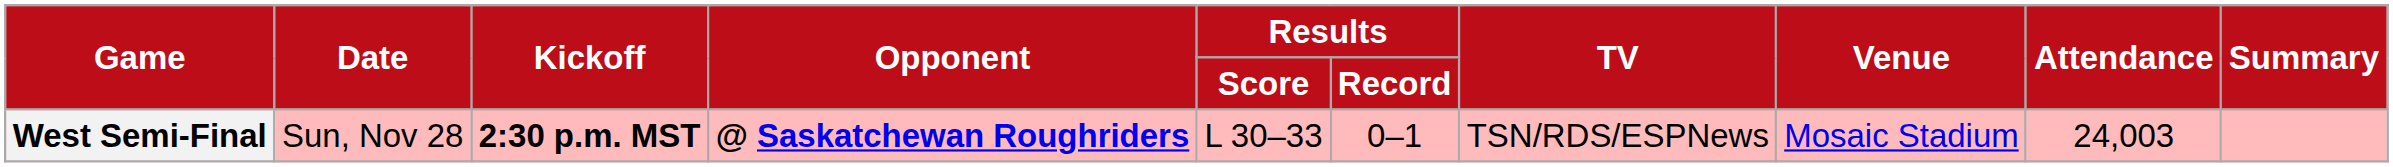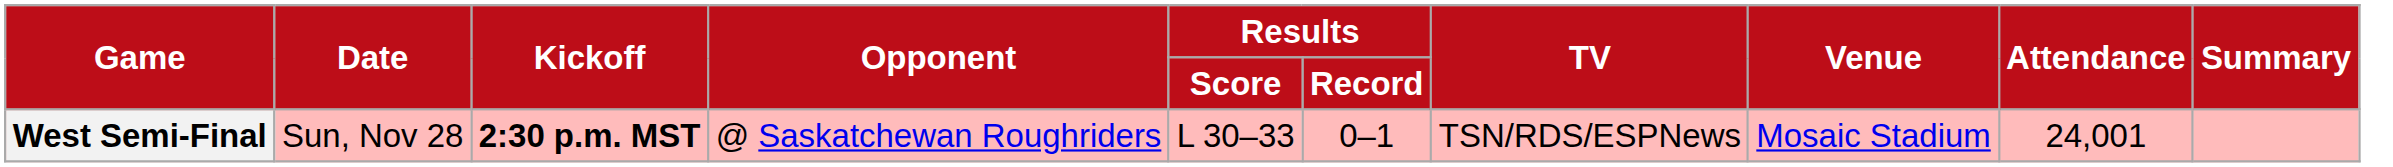(952, 136) bold -> (939, 136) normal
(2124, 136) 24,003 -> (2096, 136) 24,001
